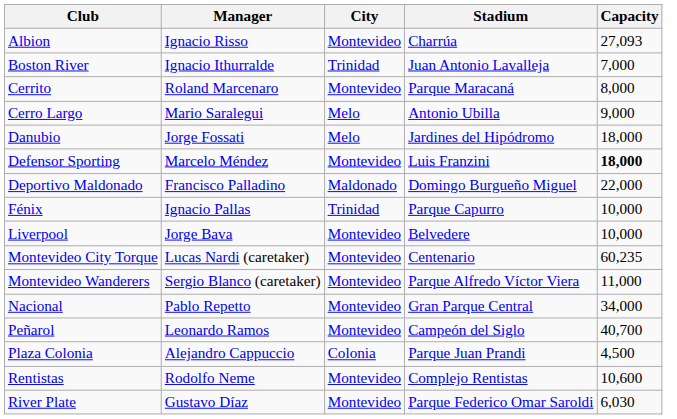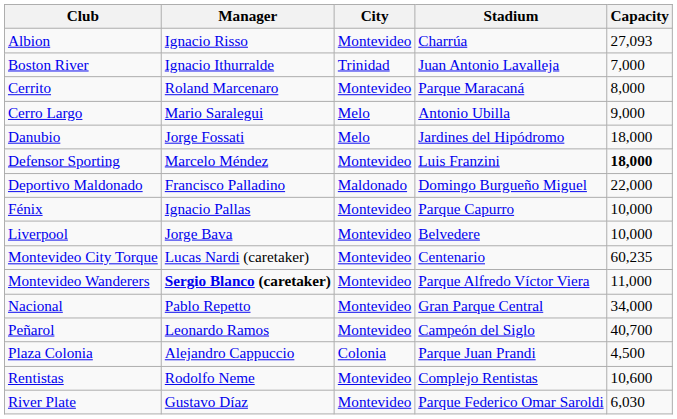(354, 209) Trinidad -> (375, 209) Montevideo
(243, 281) normal -> (248, 281) bold
